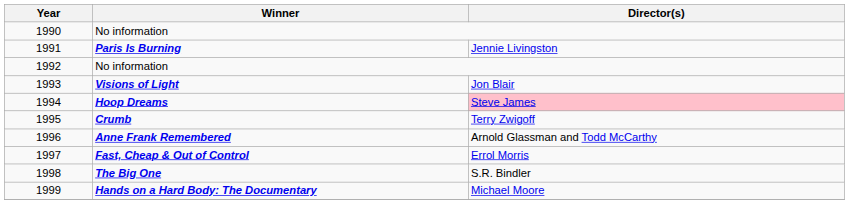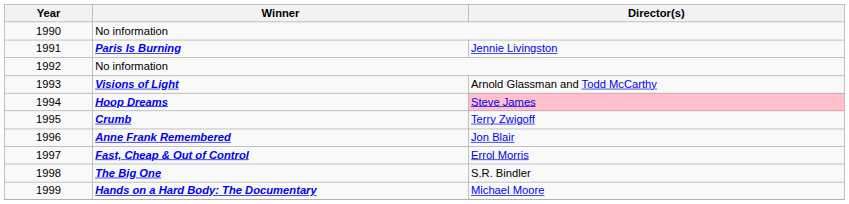(493, 84) Jon Blair -> (564, 84) Arnold Glassman and Todd McCarthy
(564, 137) Arnold Glassman and Todd McCarthy -> (493, 137) Jon Blair
